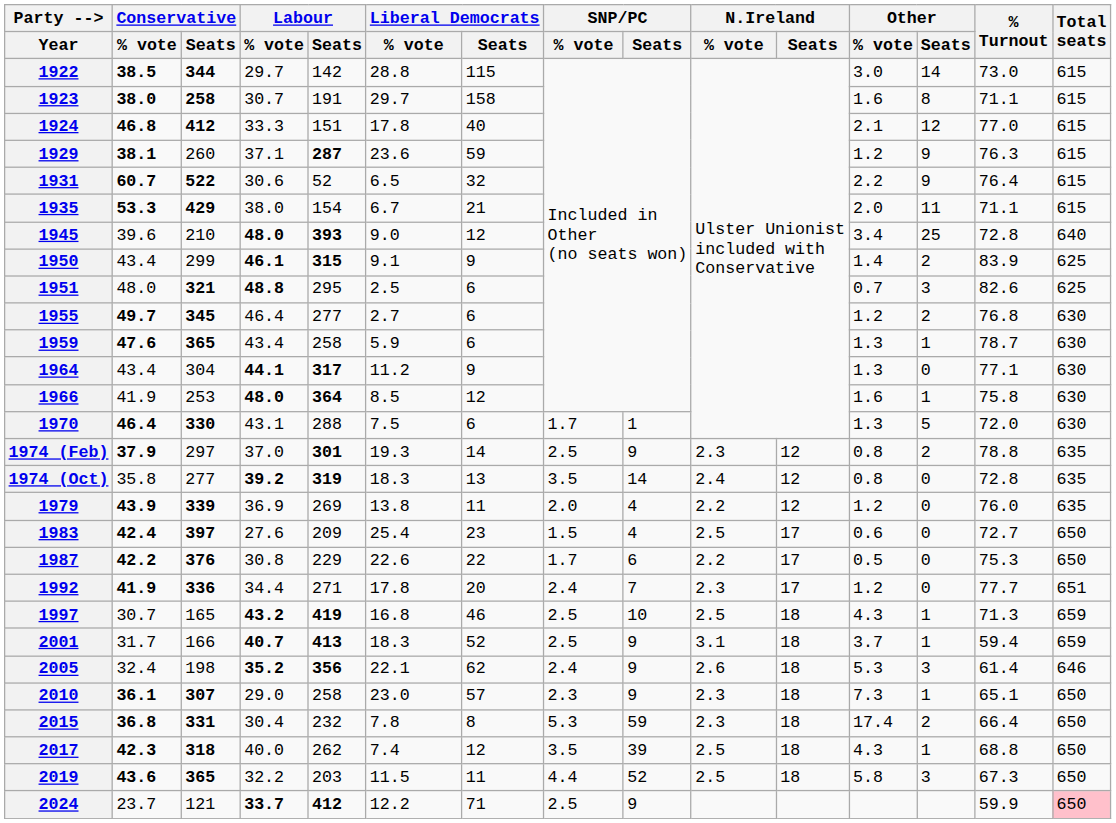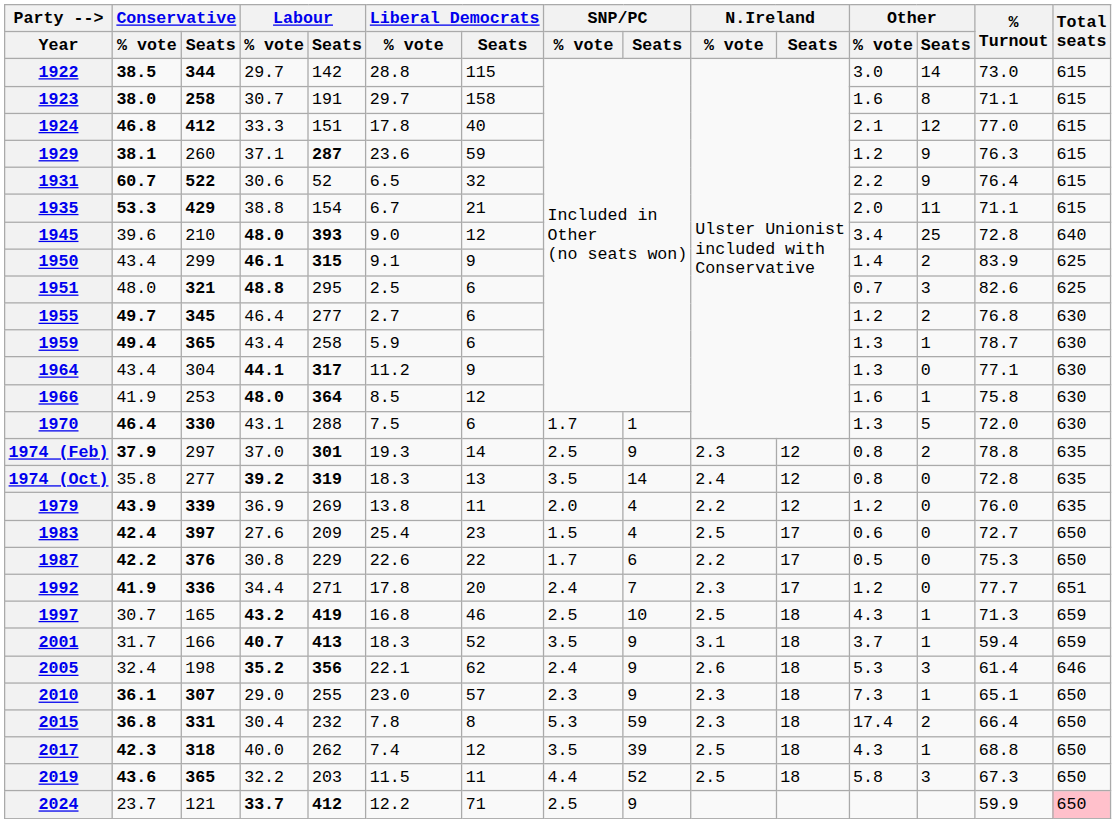(264, 208) 38.0 -> (264, 208) 38.8
(136, 344) 47.6 -> (136, 344) 49.4
(562, 642) 2.5 -> (562, 642) 3.5
(327, 696) 258 -> (327, 696) 255
